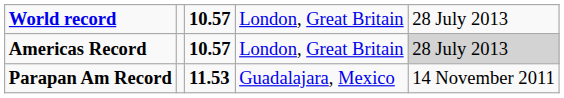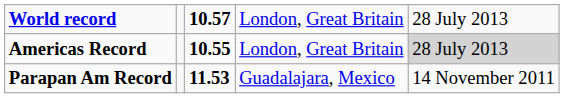(210, 48) 10.57 -> (210, 48) 10.55
